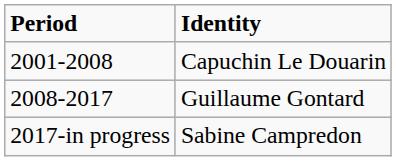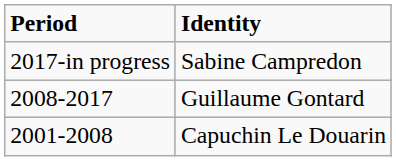rows swapped: (284, 60) <-> (271, 135)
